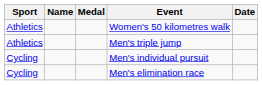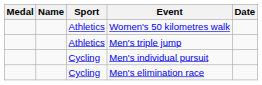columns swapped: (91, 12) <-> (25, 12)
